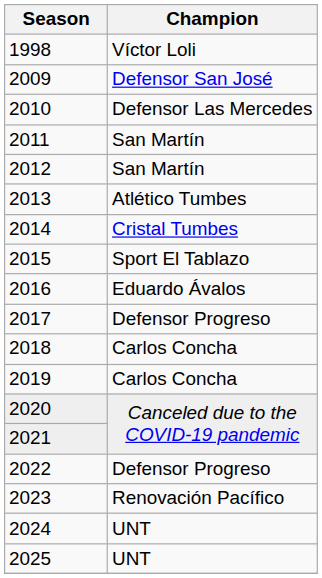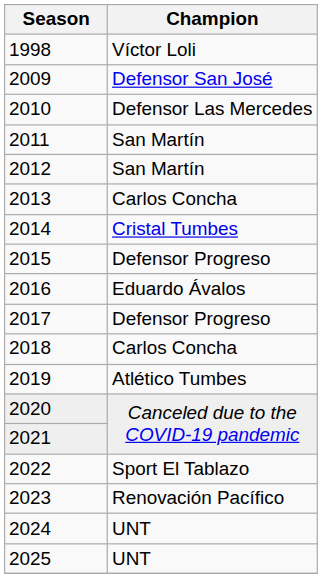(179, 199) Atlético Tumbes -> (174, 199) Carlos Concha
(181, 259) Sport El Tablazo -> (191, 259) Defensor Progreso
(174, 378) Carlos Concha -> (179, 378) Atlético Tumbes
(191, 468) Defensor Progreso -> (181, 468) Sport El Tablazo
